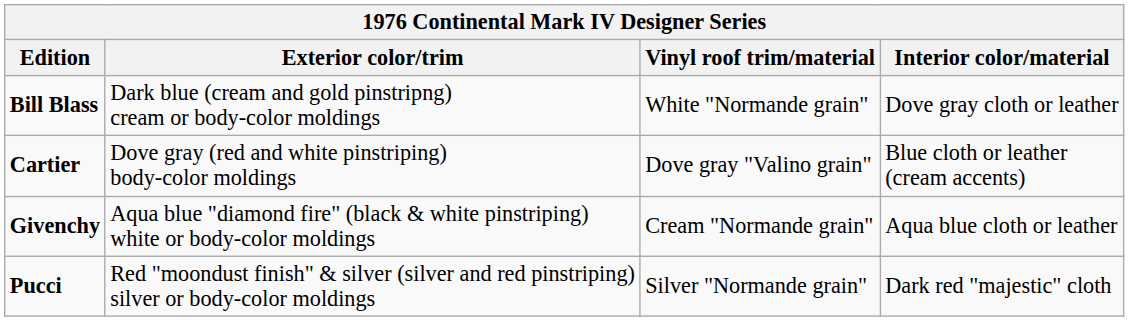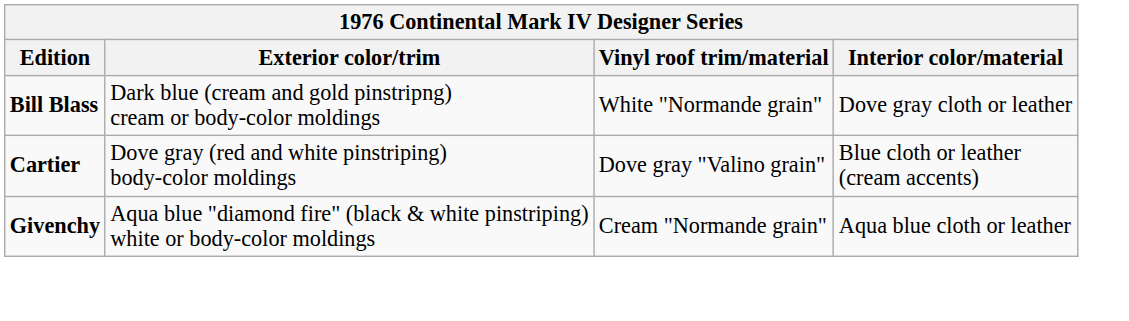- row: (36, 286)
